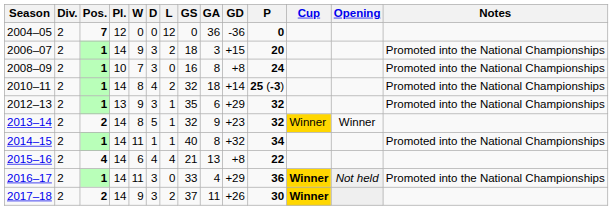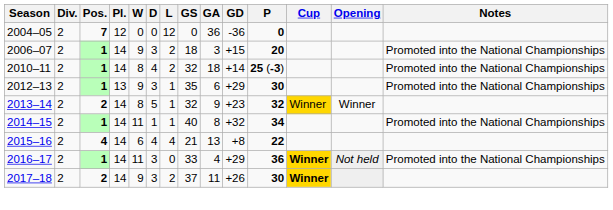- row: (29, 68)
(278, 104) 32 -> (278, 86) 30
